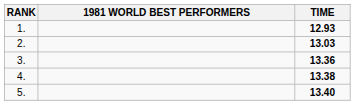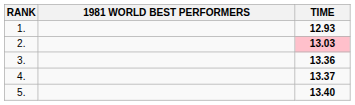(322, 45) no background -> (322, 45) pink background
(322, 76) 13.38 -> (322, 76) 13.37
